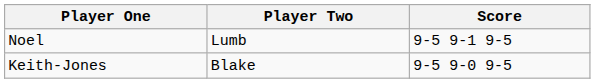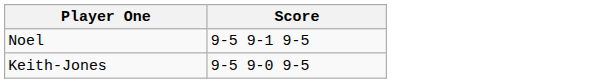- column: (308, 17)
